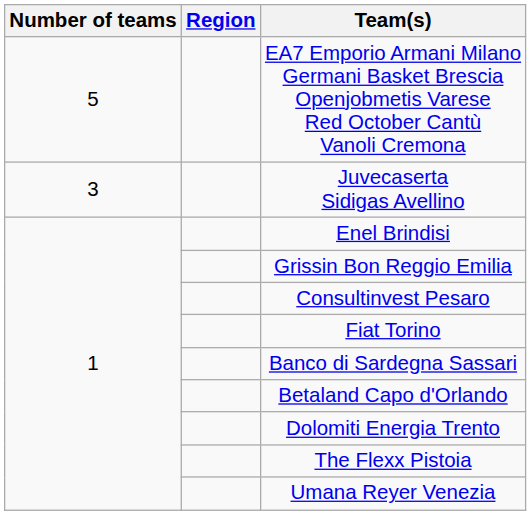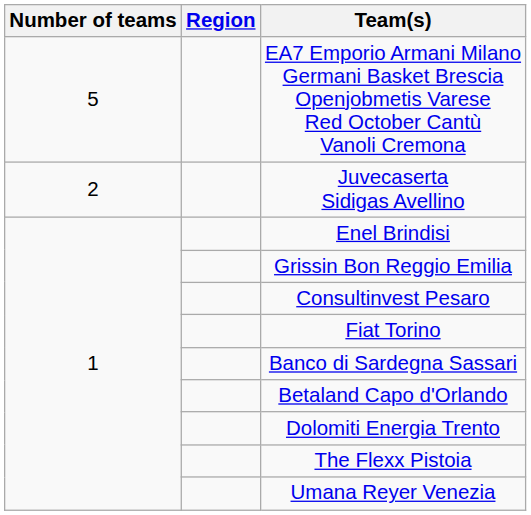(93, 189) 3 -> (93, 189) 2
